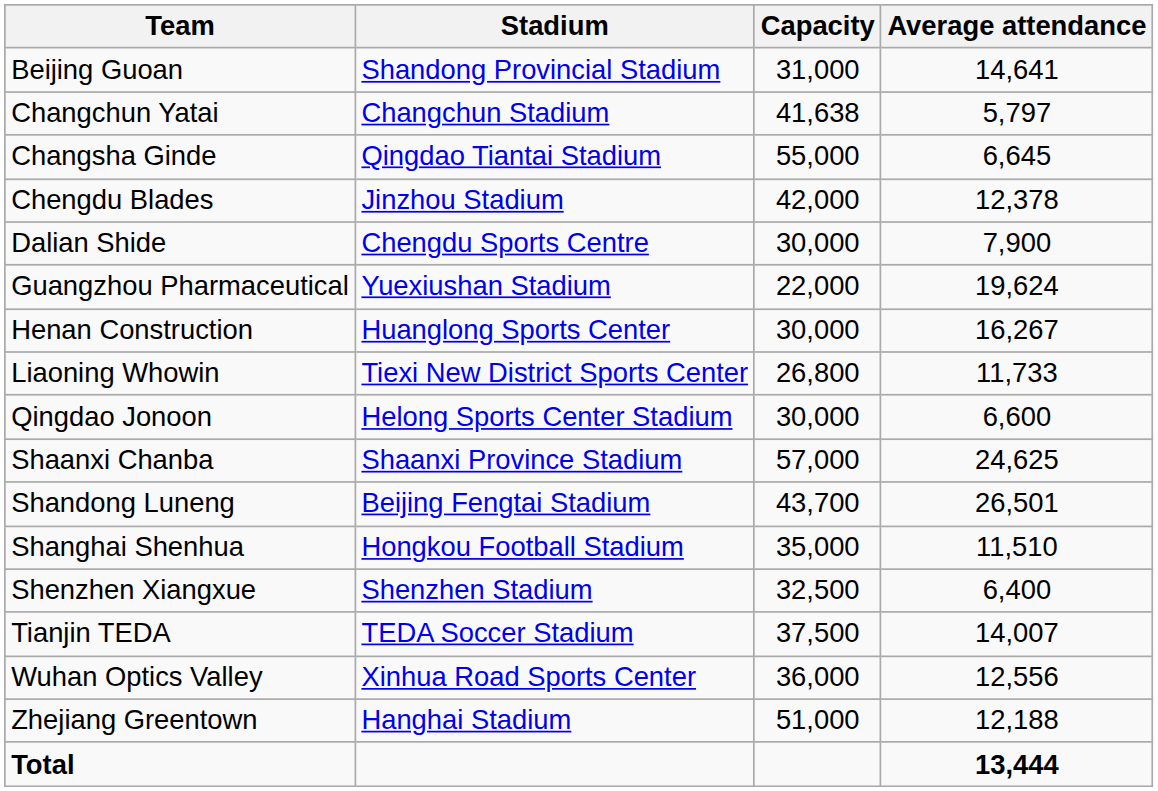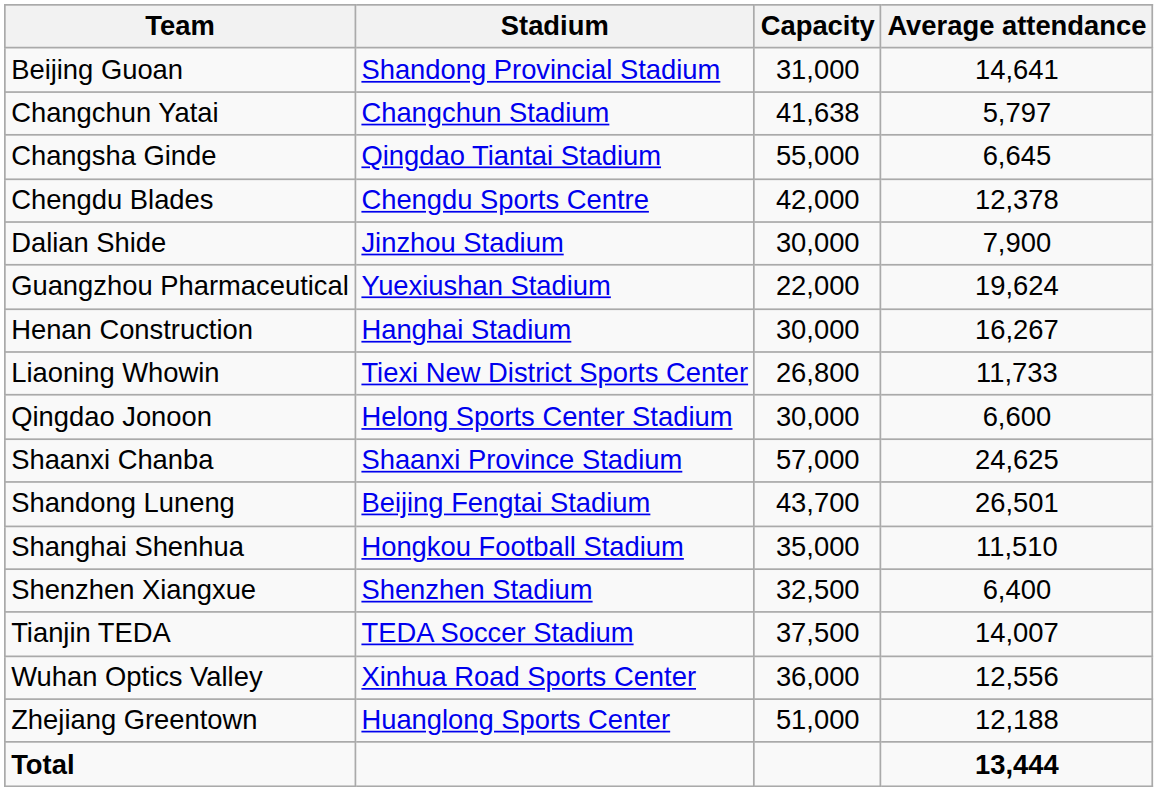(463, 199) Jinzhou Stadium -> (505, 199) Chengdu Sports Centre
(505, 243) Chengdu Sports Centre -> (463, 243) Jinzhou Stadium
(516, 329) Huanglong Sports Center -> (466, 329) Hanghai Stadium
(466, 720) Hanghai Stadium -> (516, 720) Huanglong Sports Center
